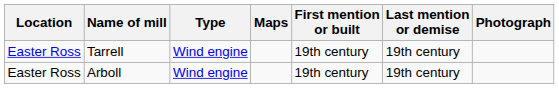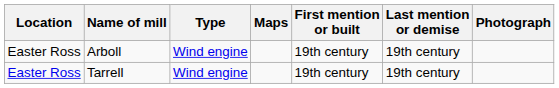rows swapped: (105, 51) <-> (104, 72)
